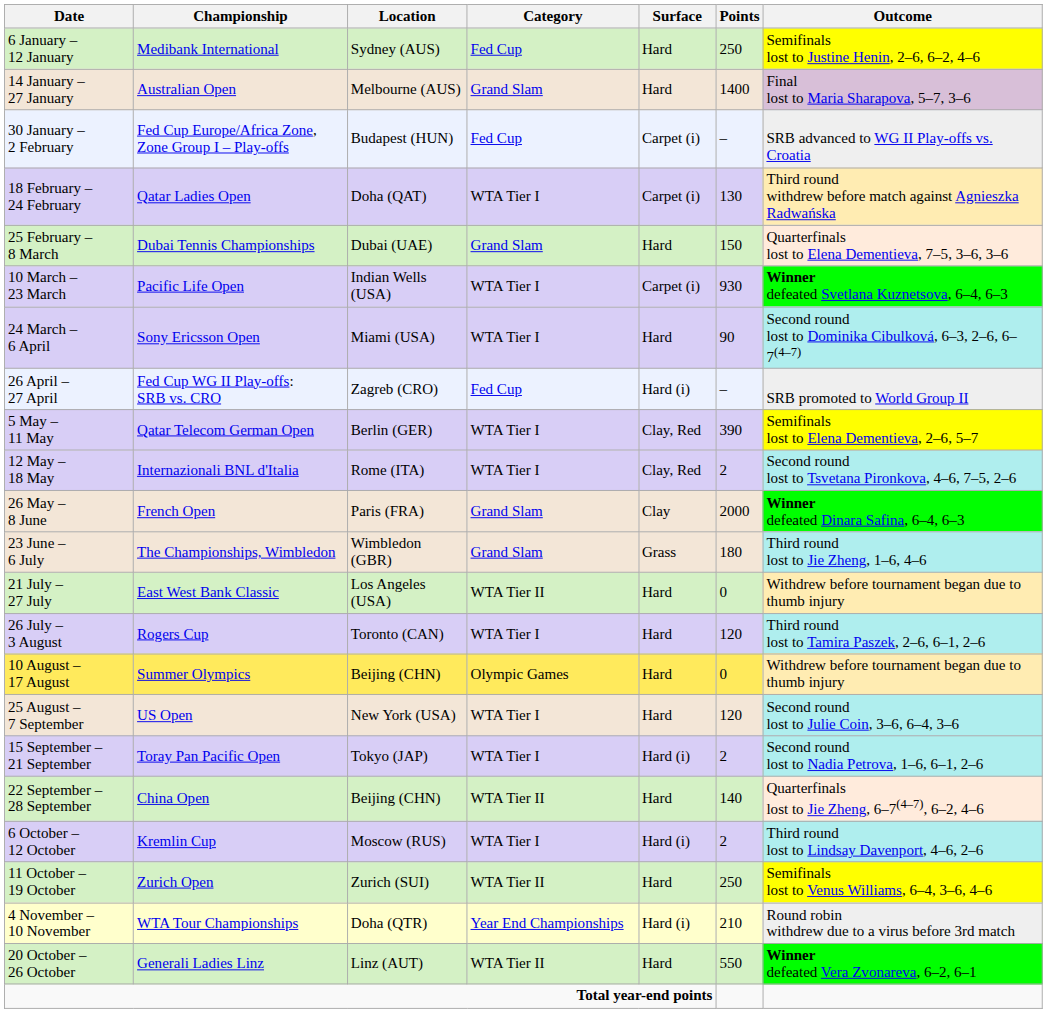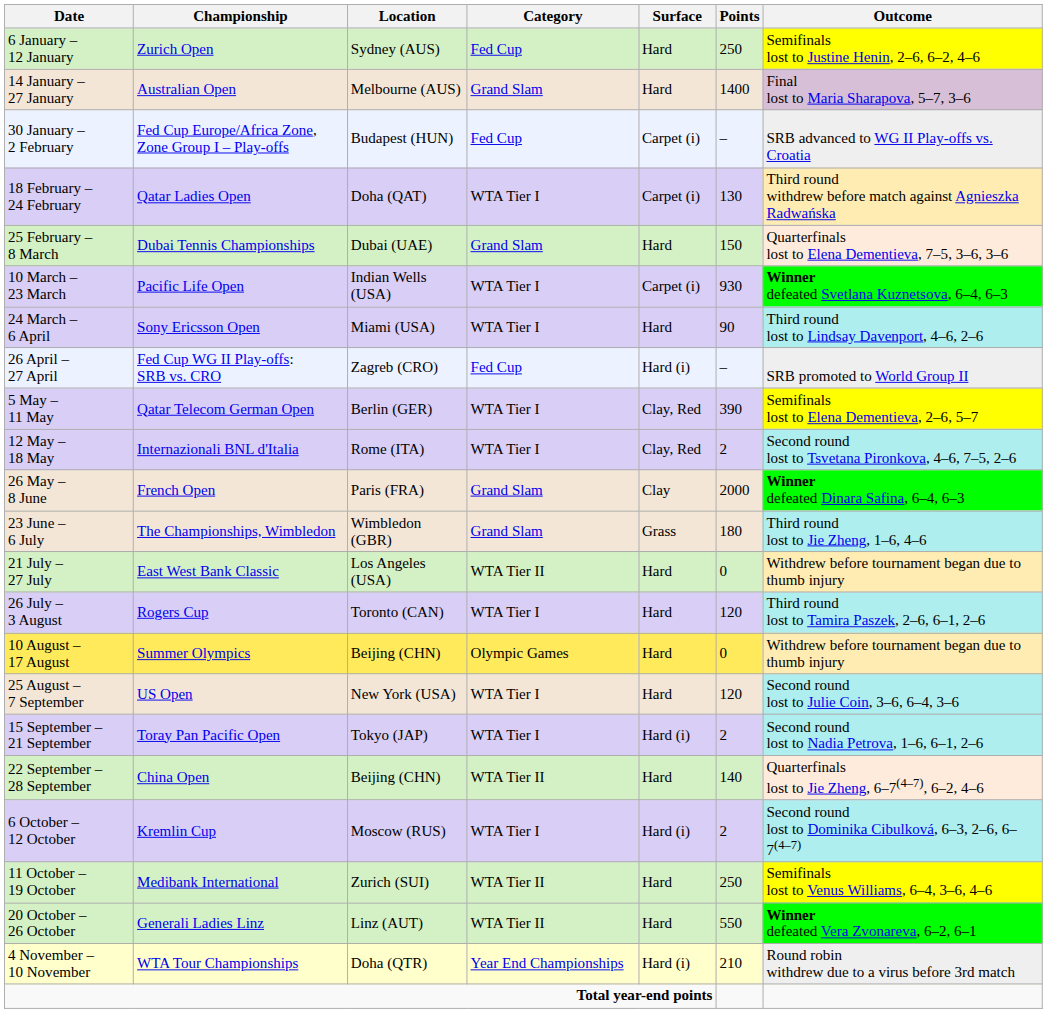(208, 48) Medibank International -> (175, 48) Zurich Open
(892, 337) Second round lost to Dominika Cibulková, 6–3, 2–6, 6–7(4–7) -> (875, 327) Third round lost to Lindsay Davenport, 4–6, 2–6
(875, 841) Third round lost to Lindsay Davenport, 4–6, 2–6 -> (892, 831) Second round lost to Dominika Cibulková, 6–3, 2–6, 6–7(4–7)
(175, 882) Zurich Open -> (208, 882) Medibank International
rows swapped: (47, 963) <-> (51, 923)
